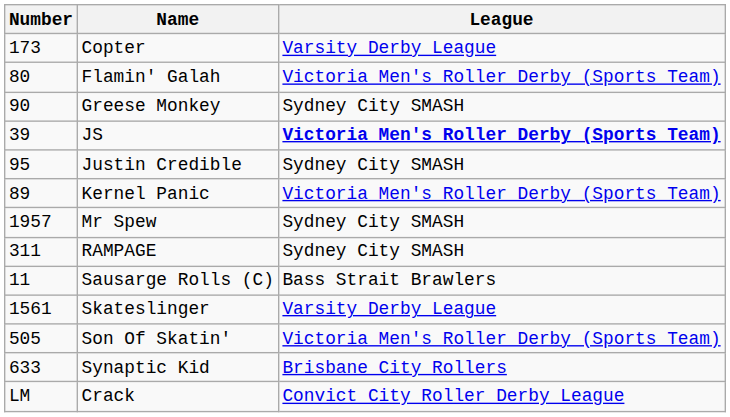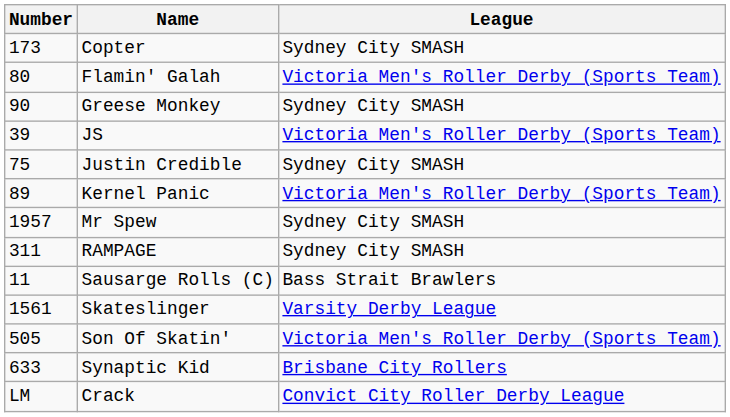(389, 48) Varsity Derby League -> (373, 48) Sydney City SMASH
(502, 135) bold -> (502, 135) normal
(20, 164) 95 -> (20, 164) 75
